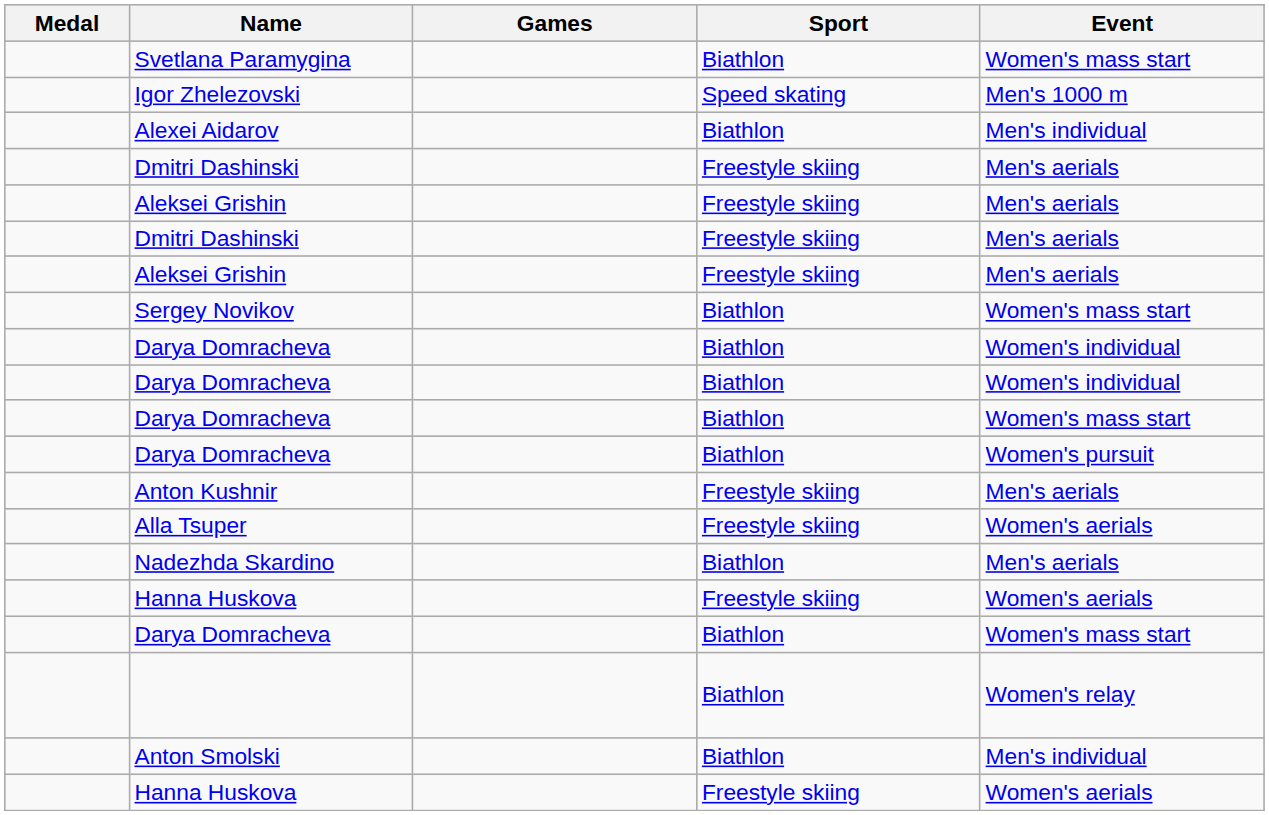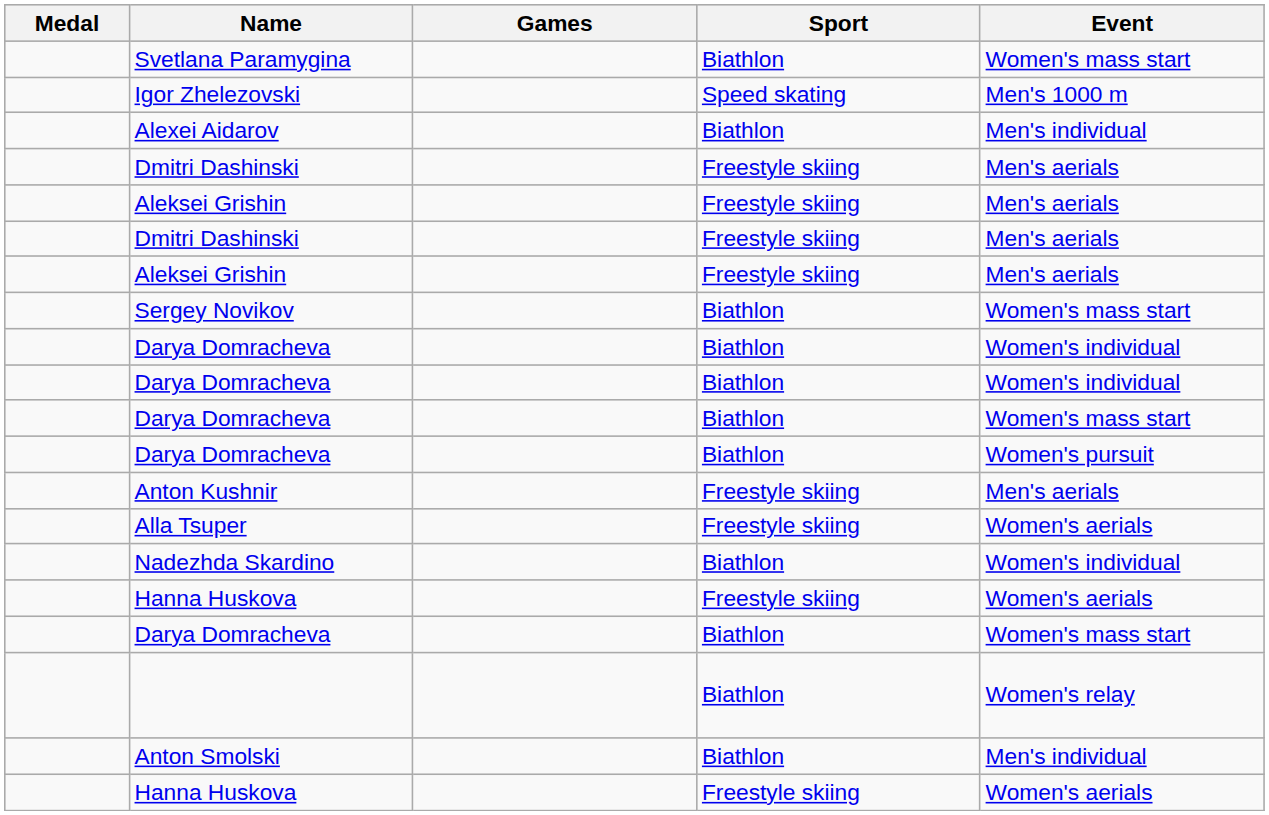(1052, 562) Men's aerials -> (1083, 562) Women's individual
